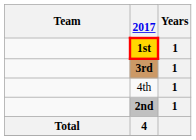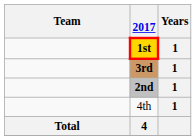rows swapped: (144, 107) <-> (144, 88)
